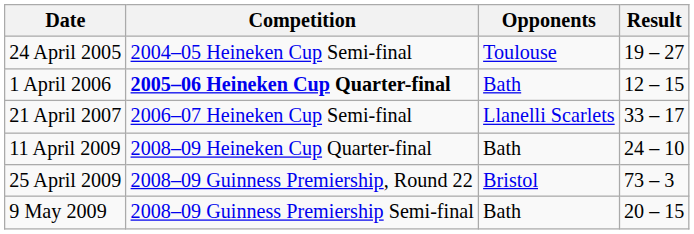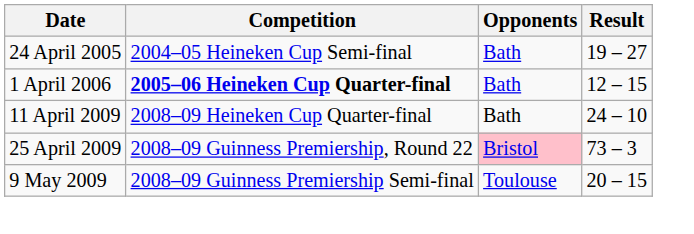(520, 52) Toulouse -> (502, 52) Bath
- row: (65, 116)
(511, 180) no background -> (511, 148) pink background
(502, 212) Bath -> (520, 180) Toulouse
